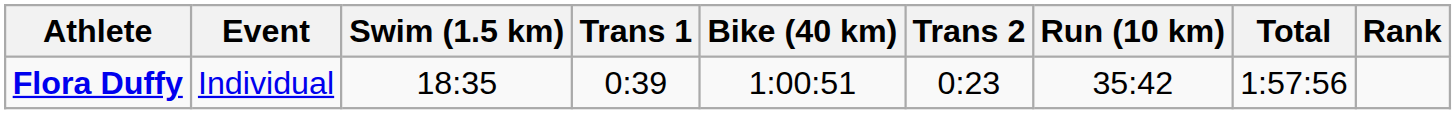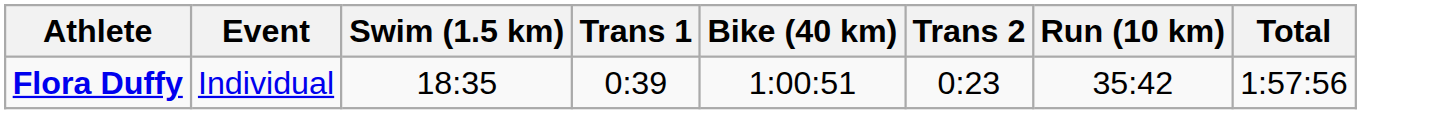- column: (1402, 31)
